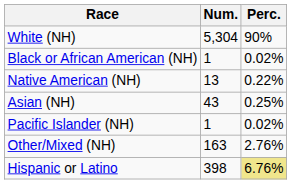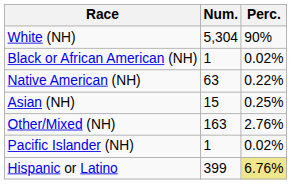(211, 80) 13 -> (211, 80) 63
(211, 102) 43 -> (211, 102) 15
rows swapped: (71, 124) <-> (62, 146)
(215, 168) 398 -> (215, 168) 399
